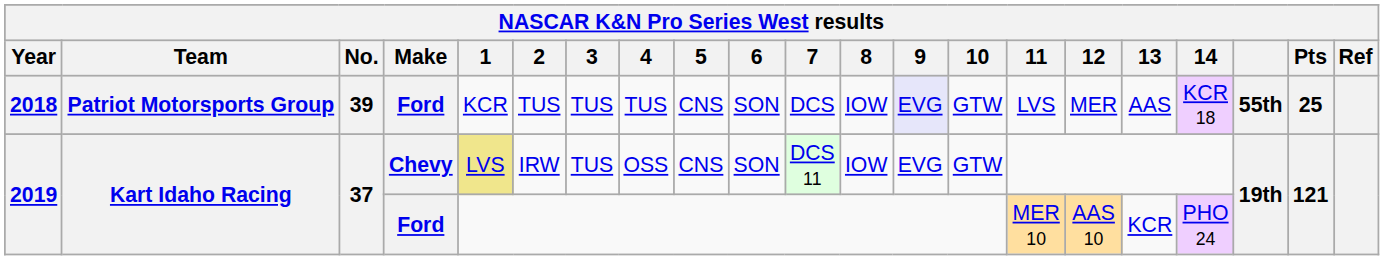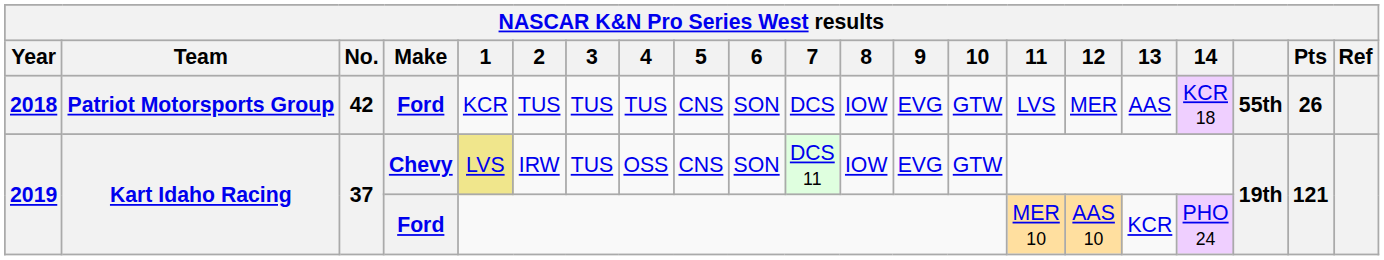(362, 105) 39 -> (362, 105) 42
(920, 105) lavender background -> (920, 105) no background
(1310, 105) 25 -> (1310, 105) 26
